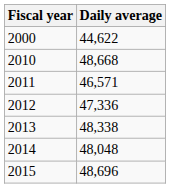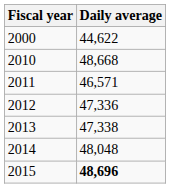(99, 127) 48,338 -> (99, 127) 47,338
(99, 171) normal -> (99, 171) bold
